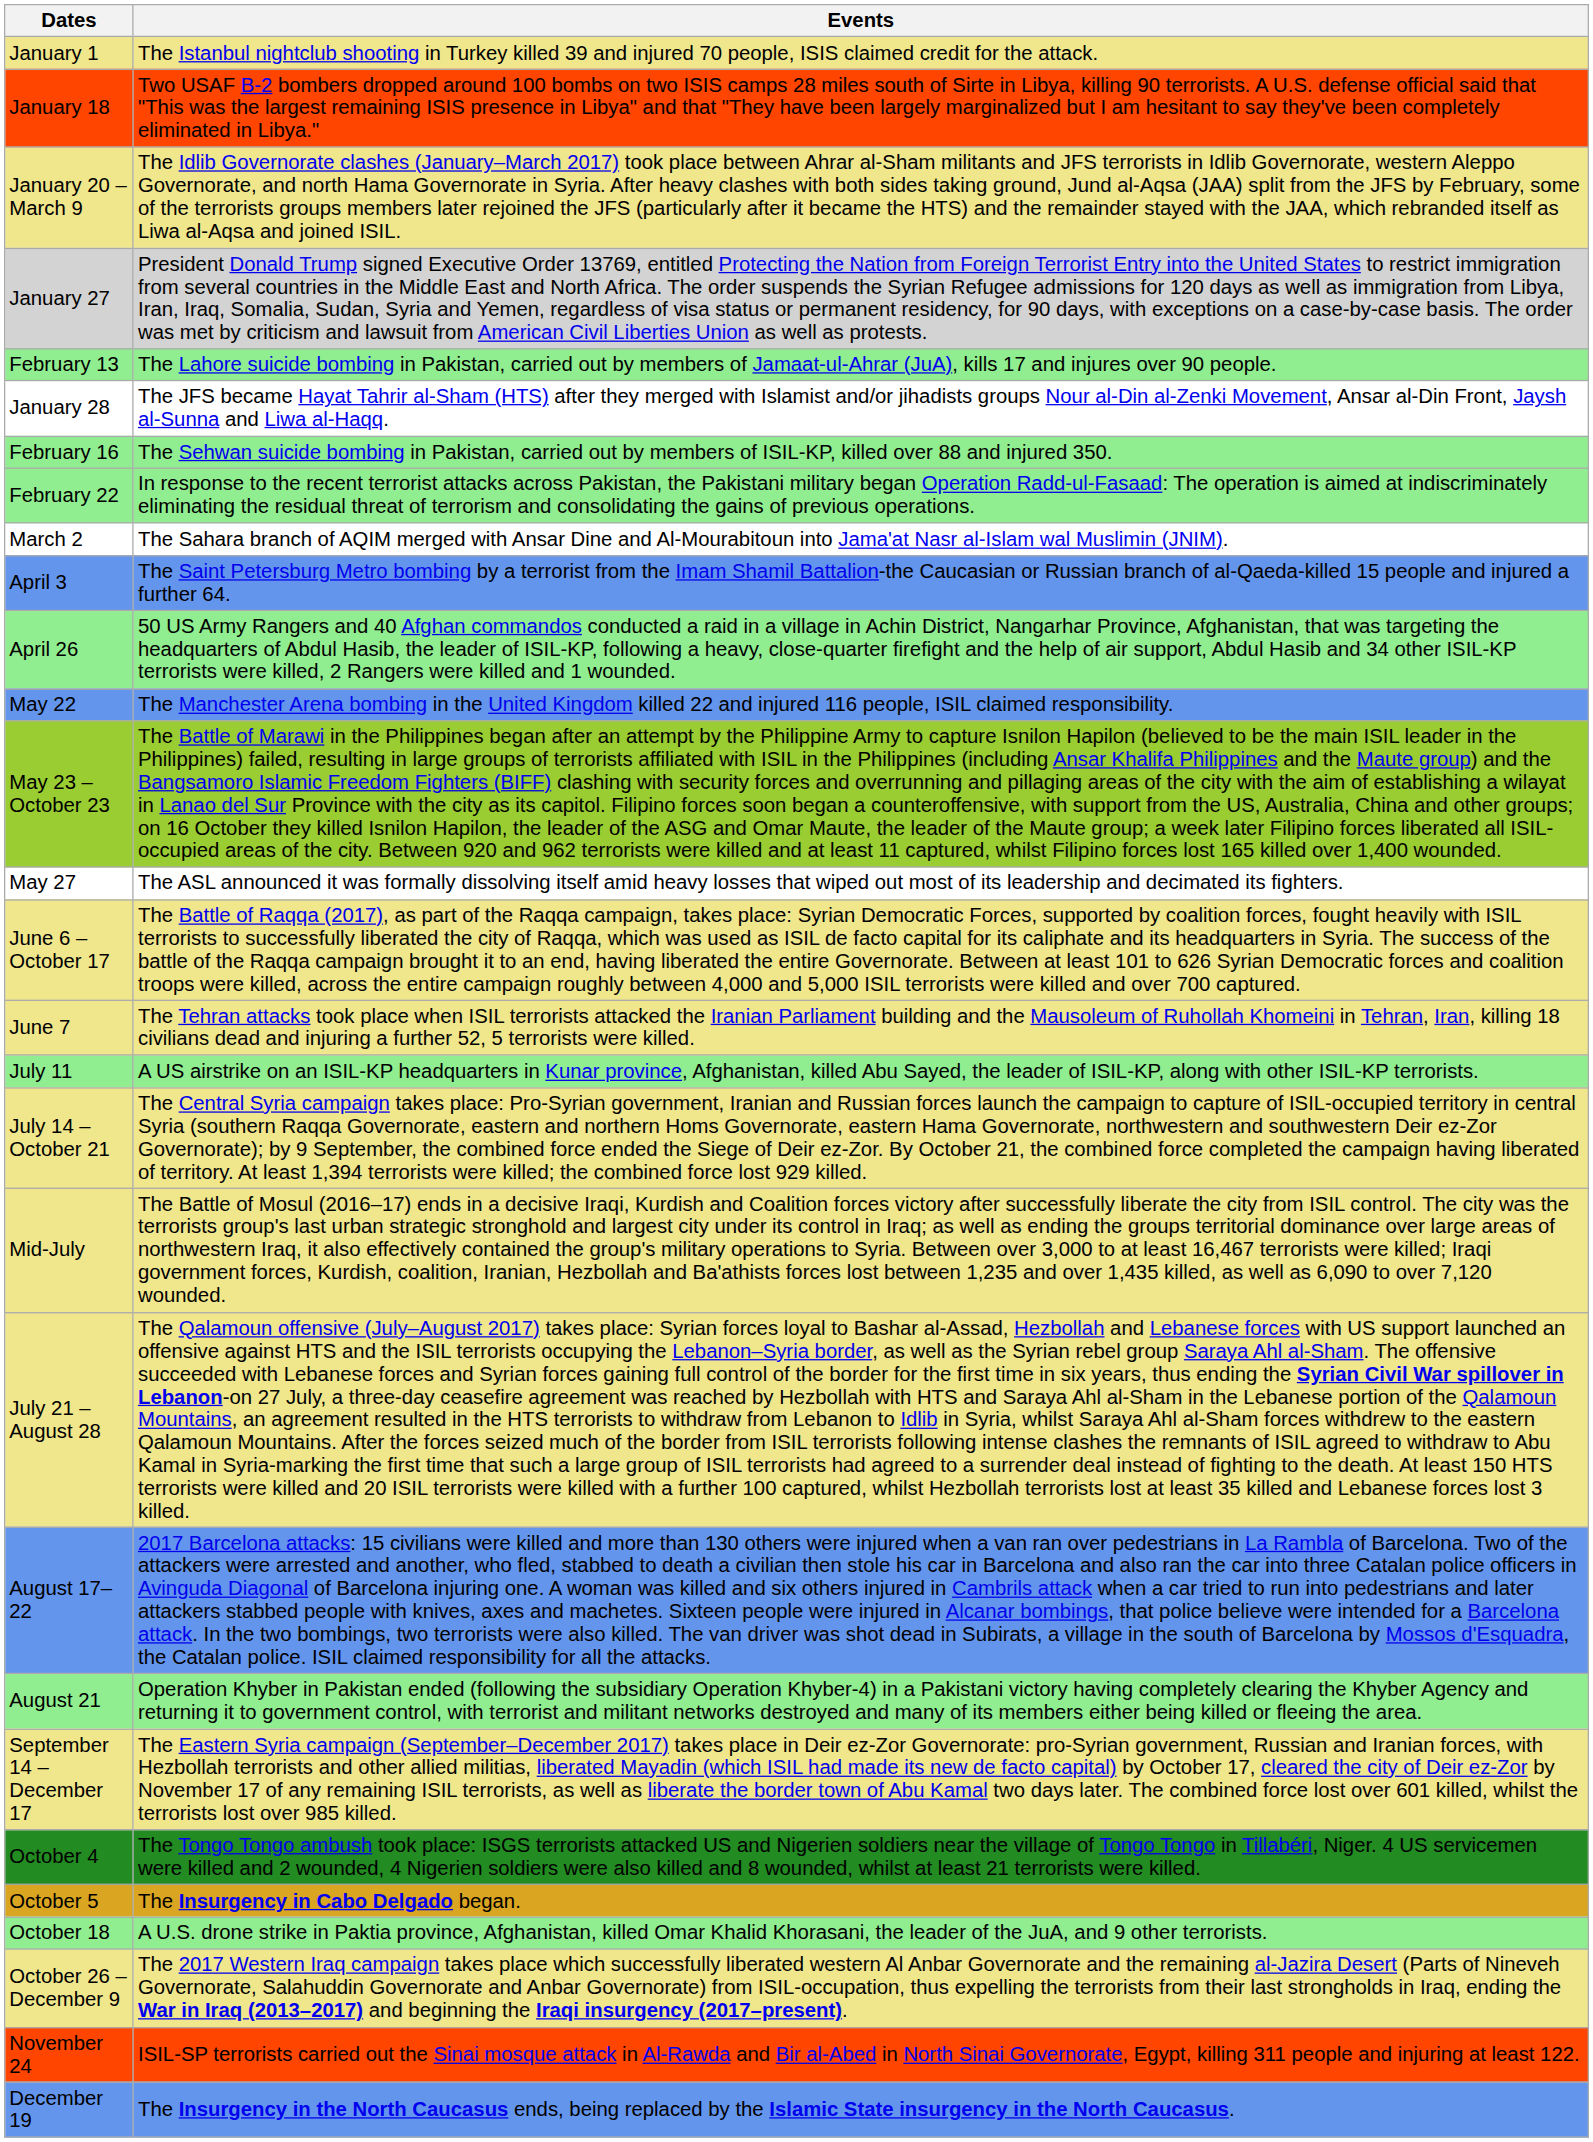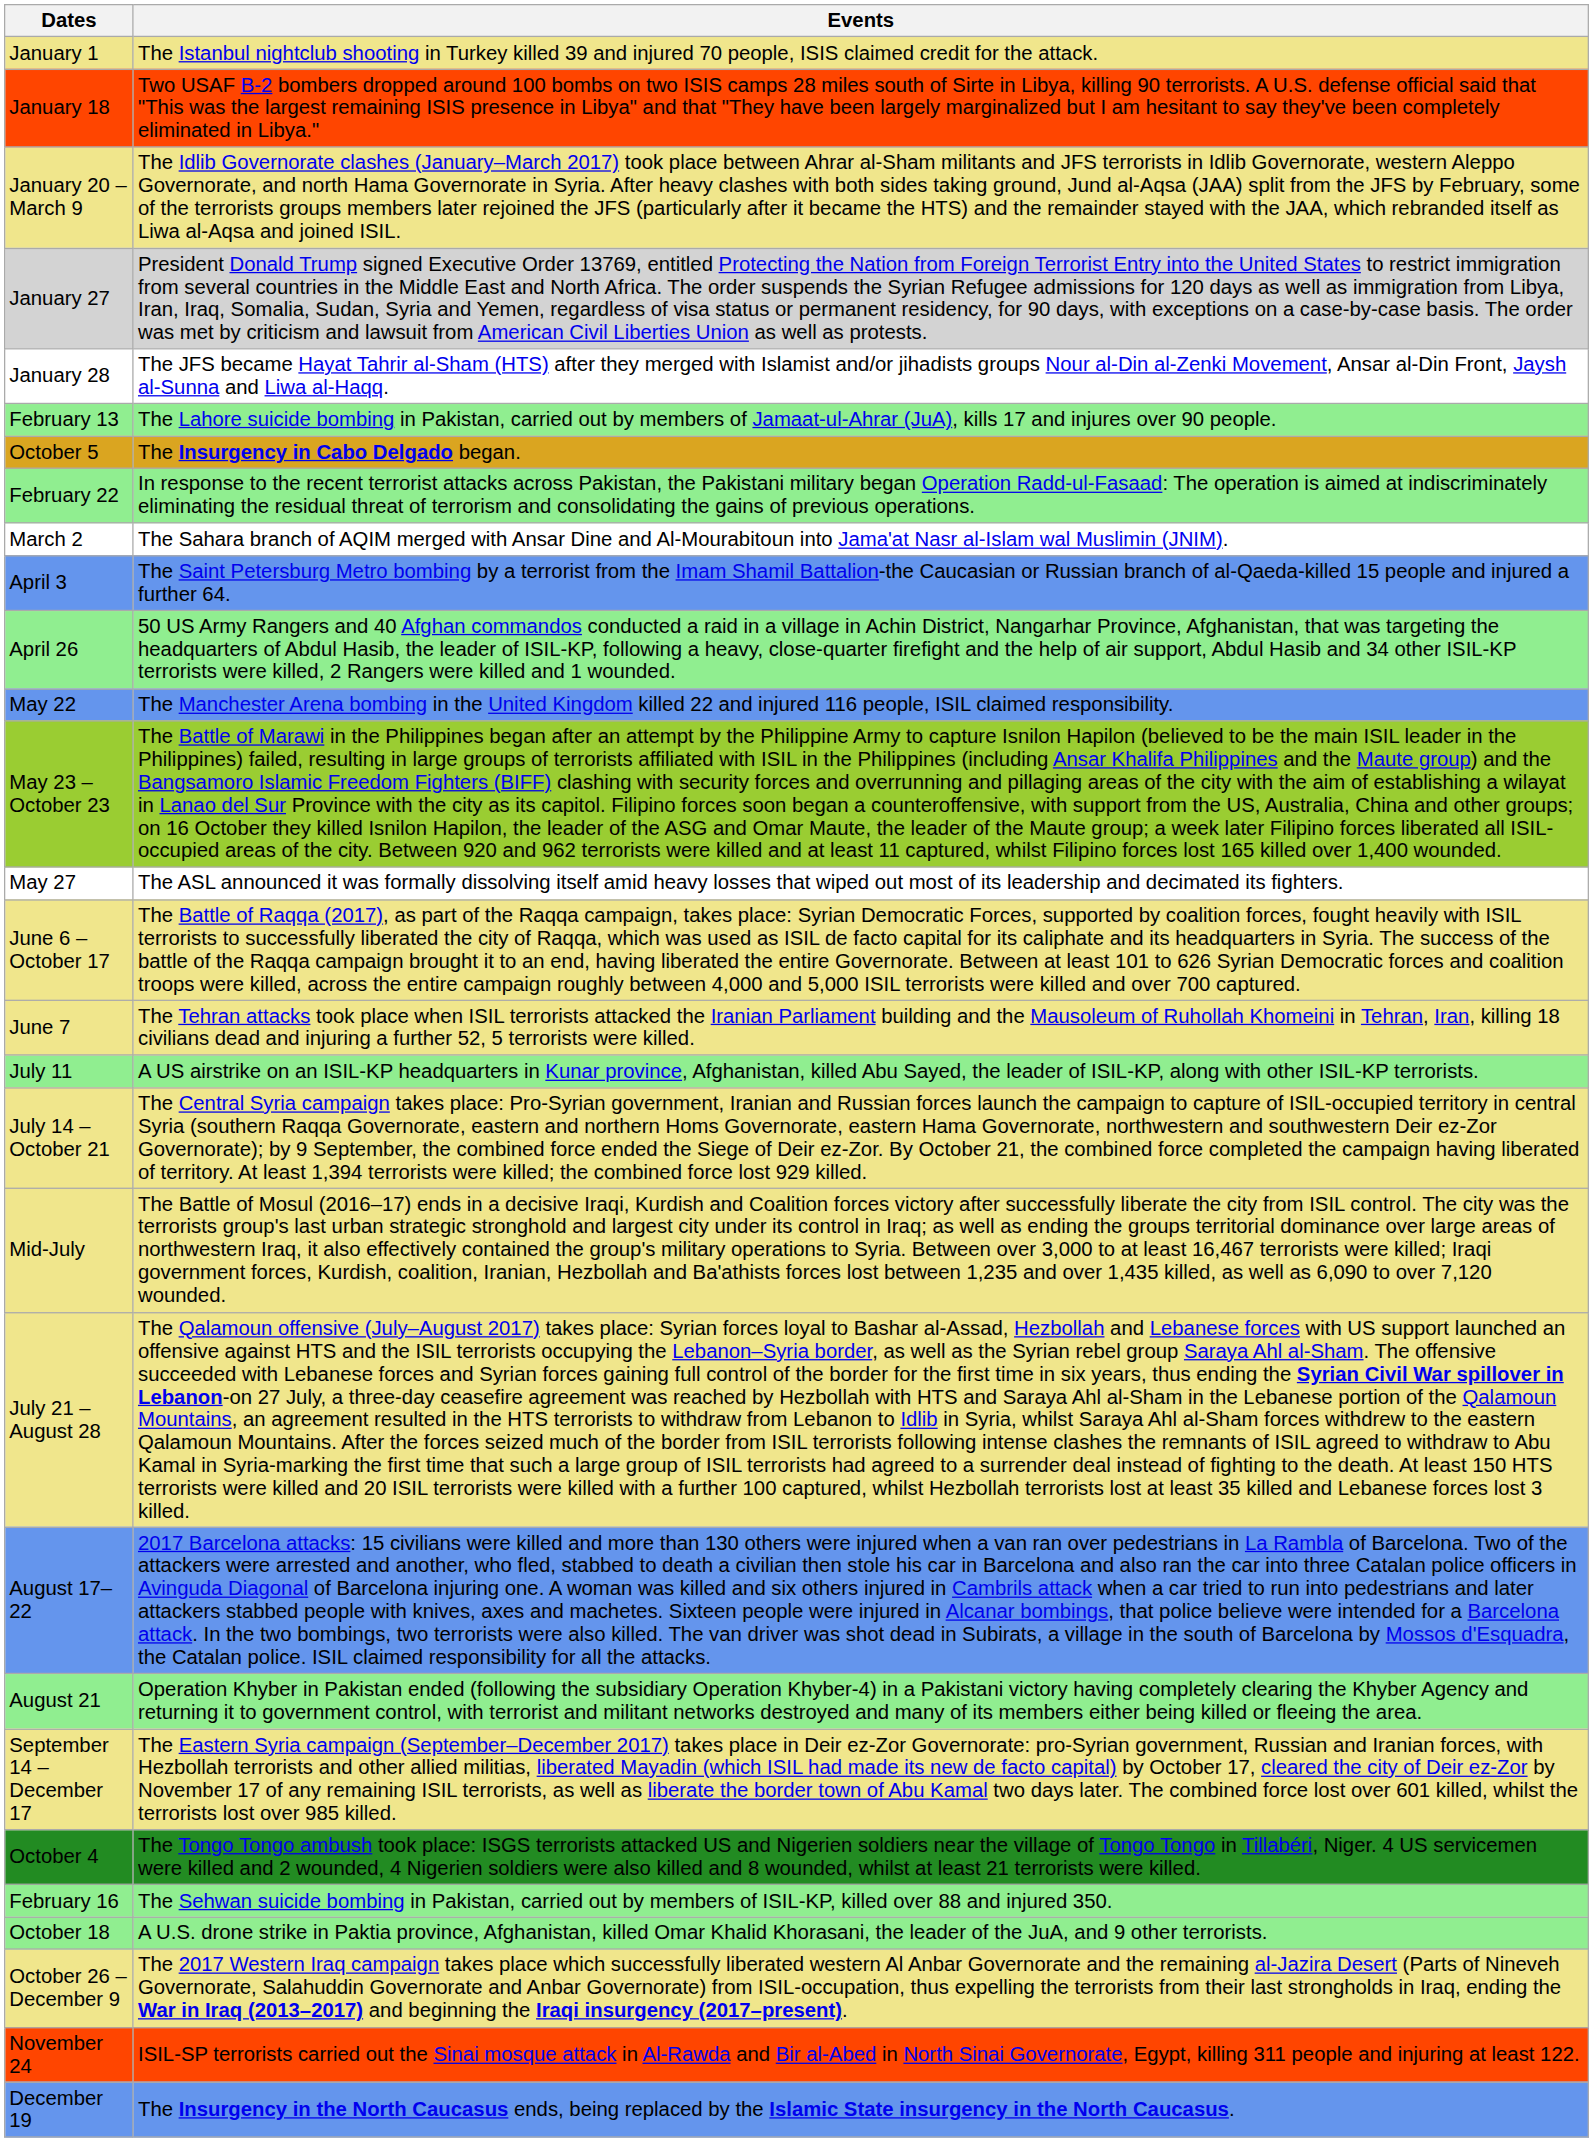rows swapped: (60, 408) <-> (64, 364)
rows swapped: (64, 451) <-> (54, 1900)
